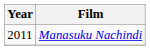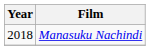(20, 34) 2011 -> (20, 34) 2018
